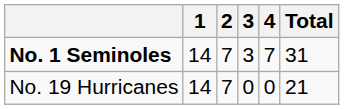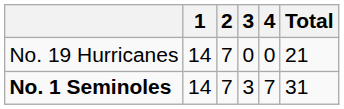rows swapped: (94, 87) <-> (90, 54)
